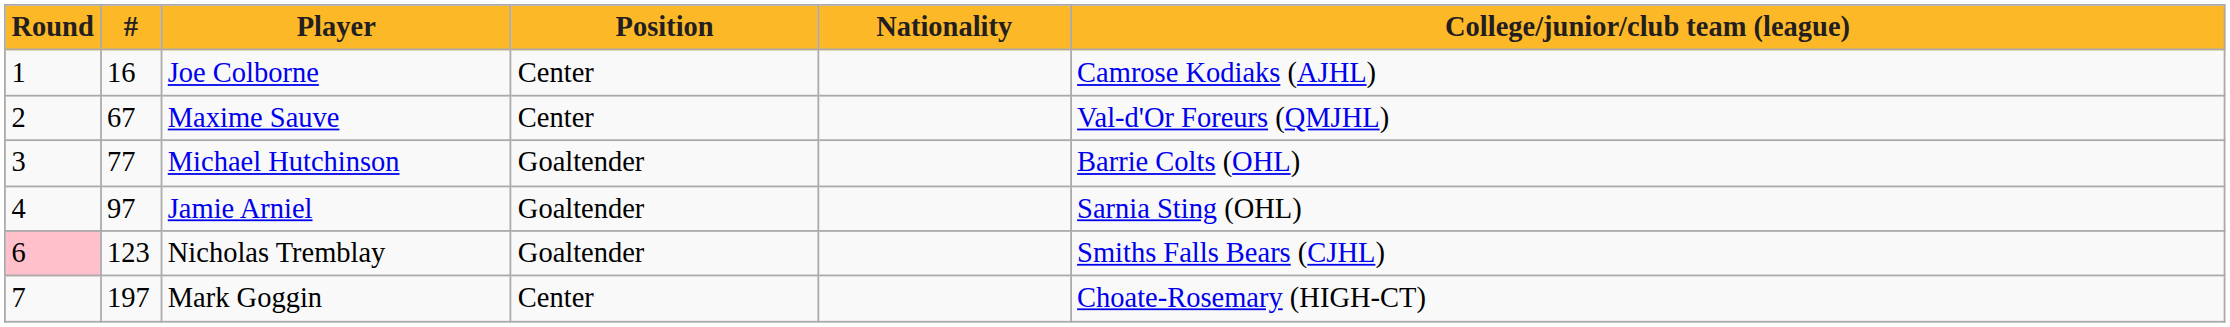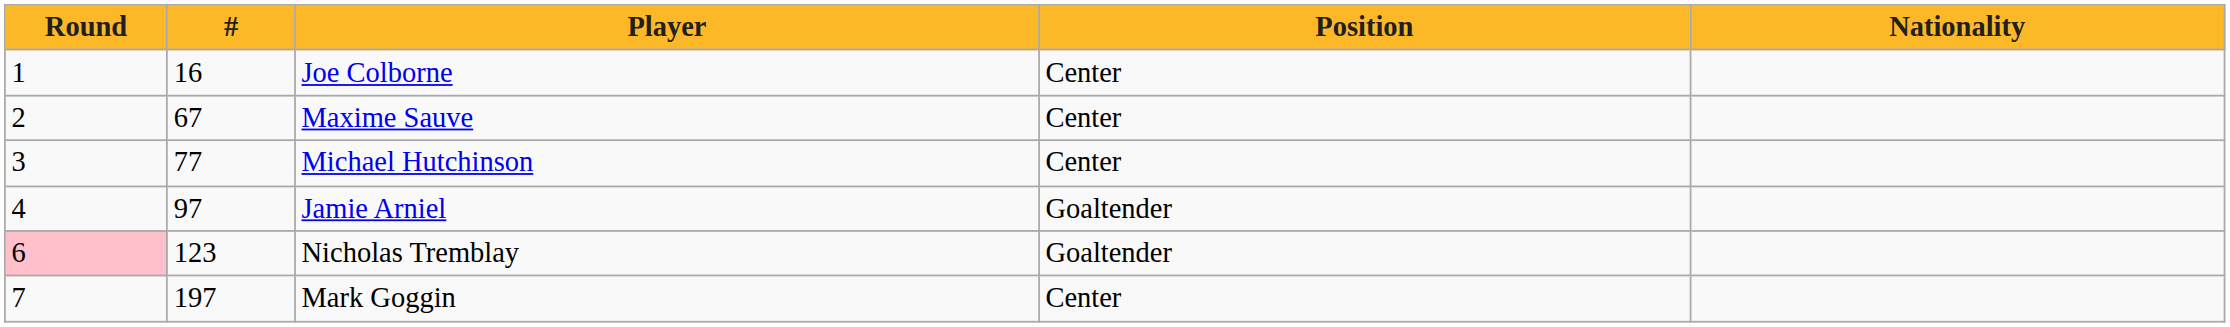- column: (1648, 27)
(581, 162) Goaltender -> (1083, 162) Center
